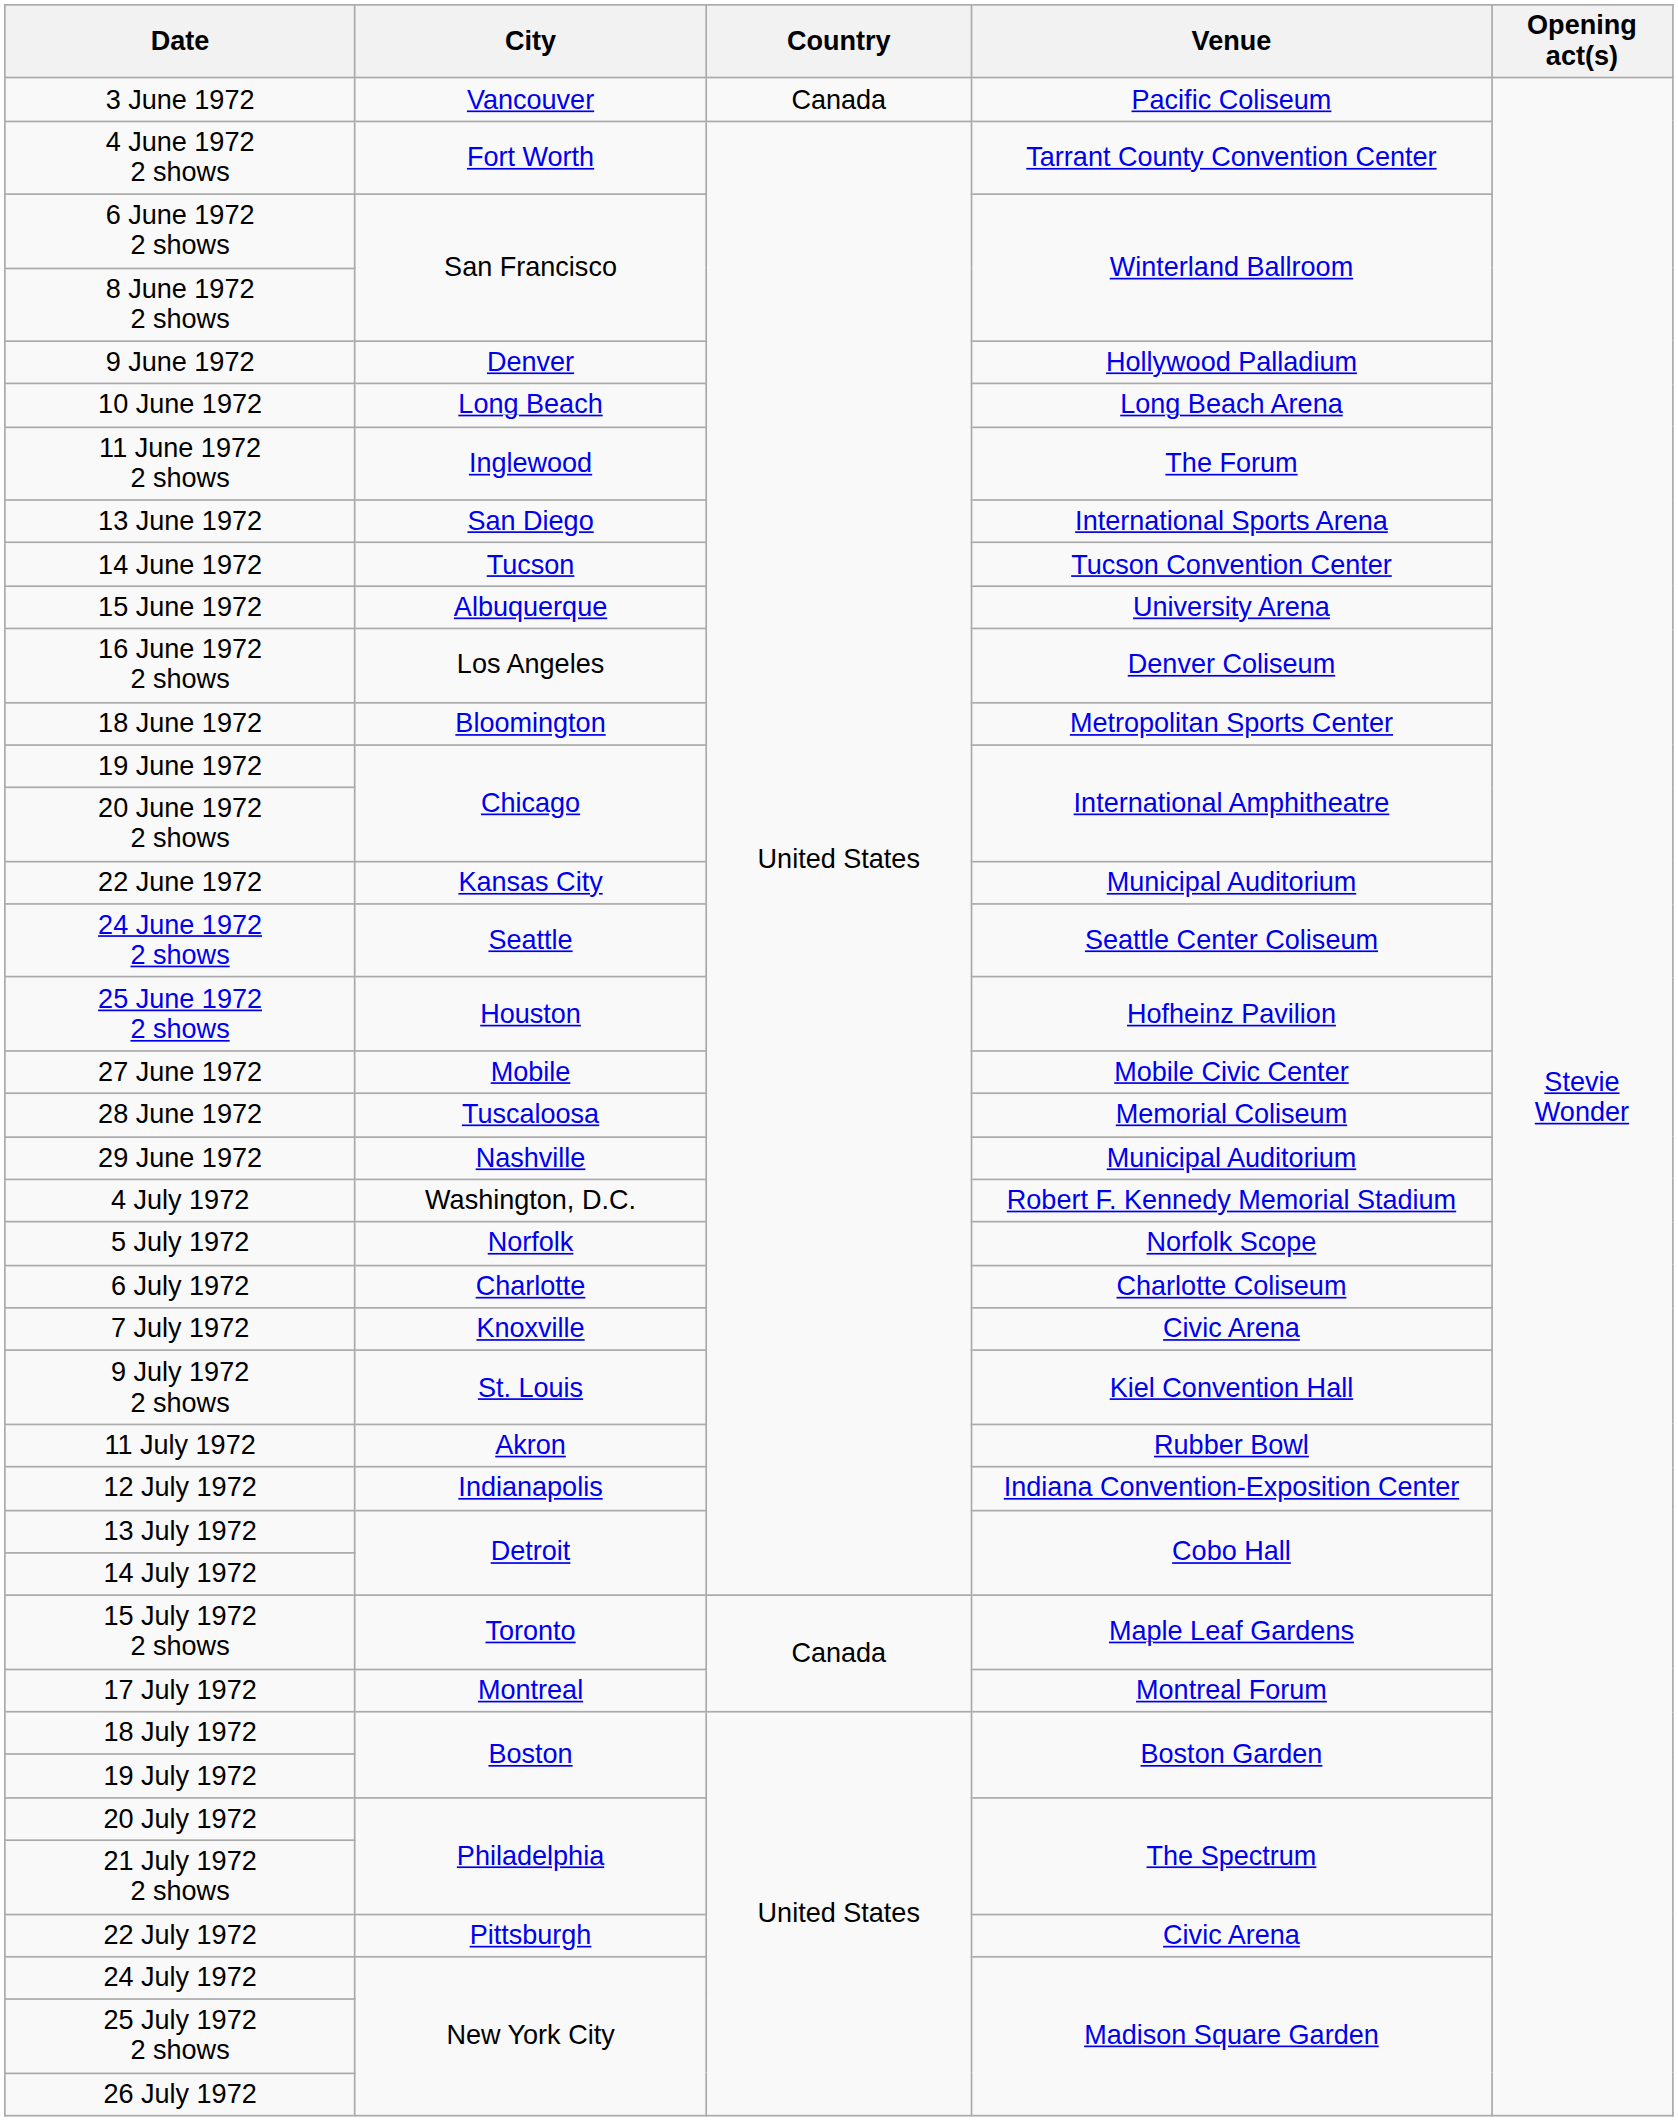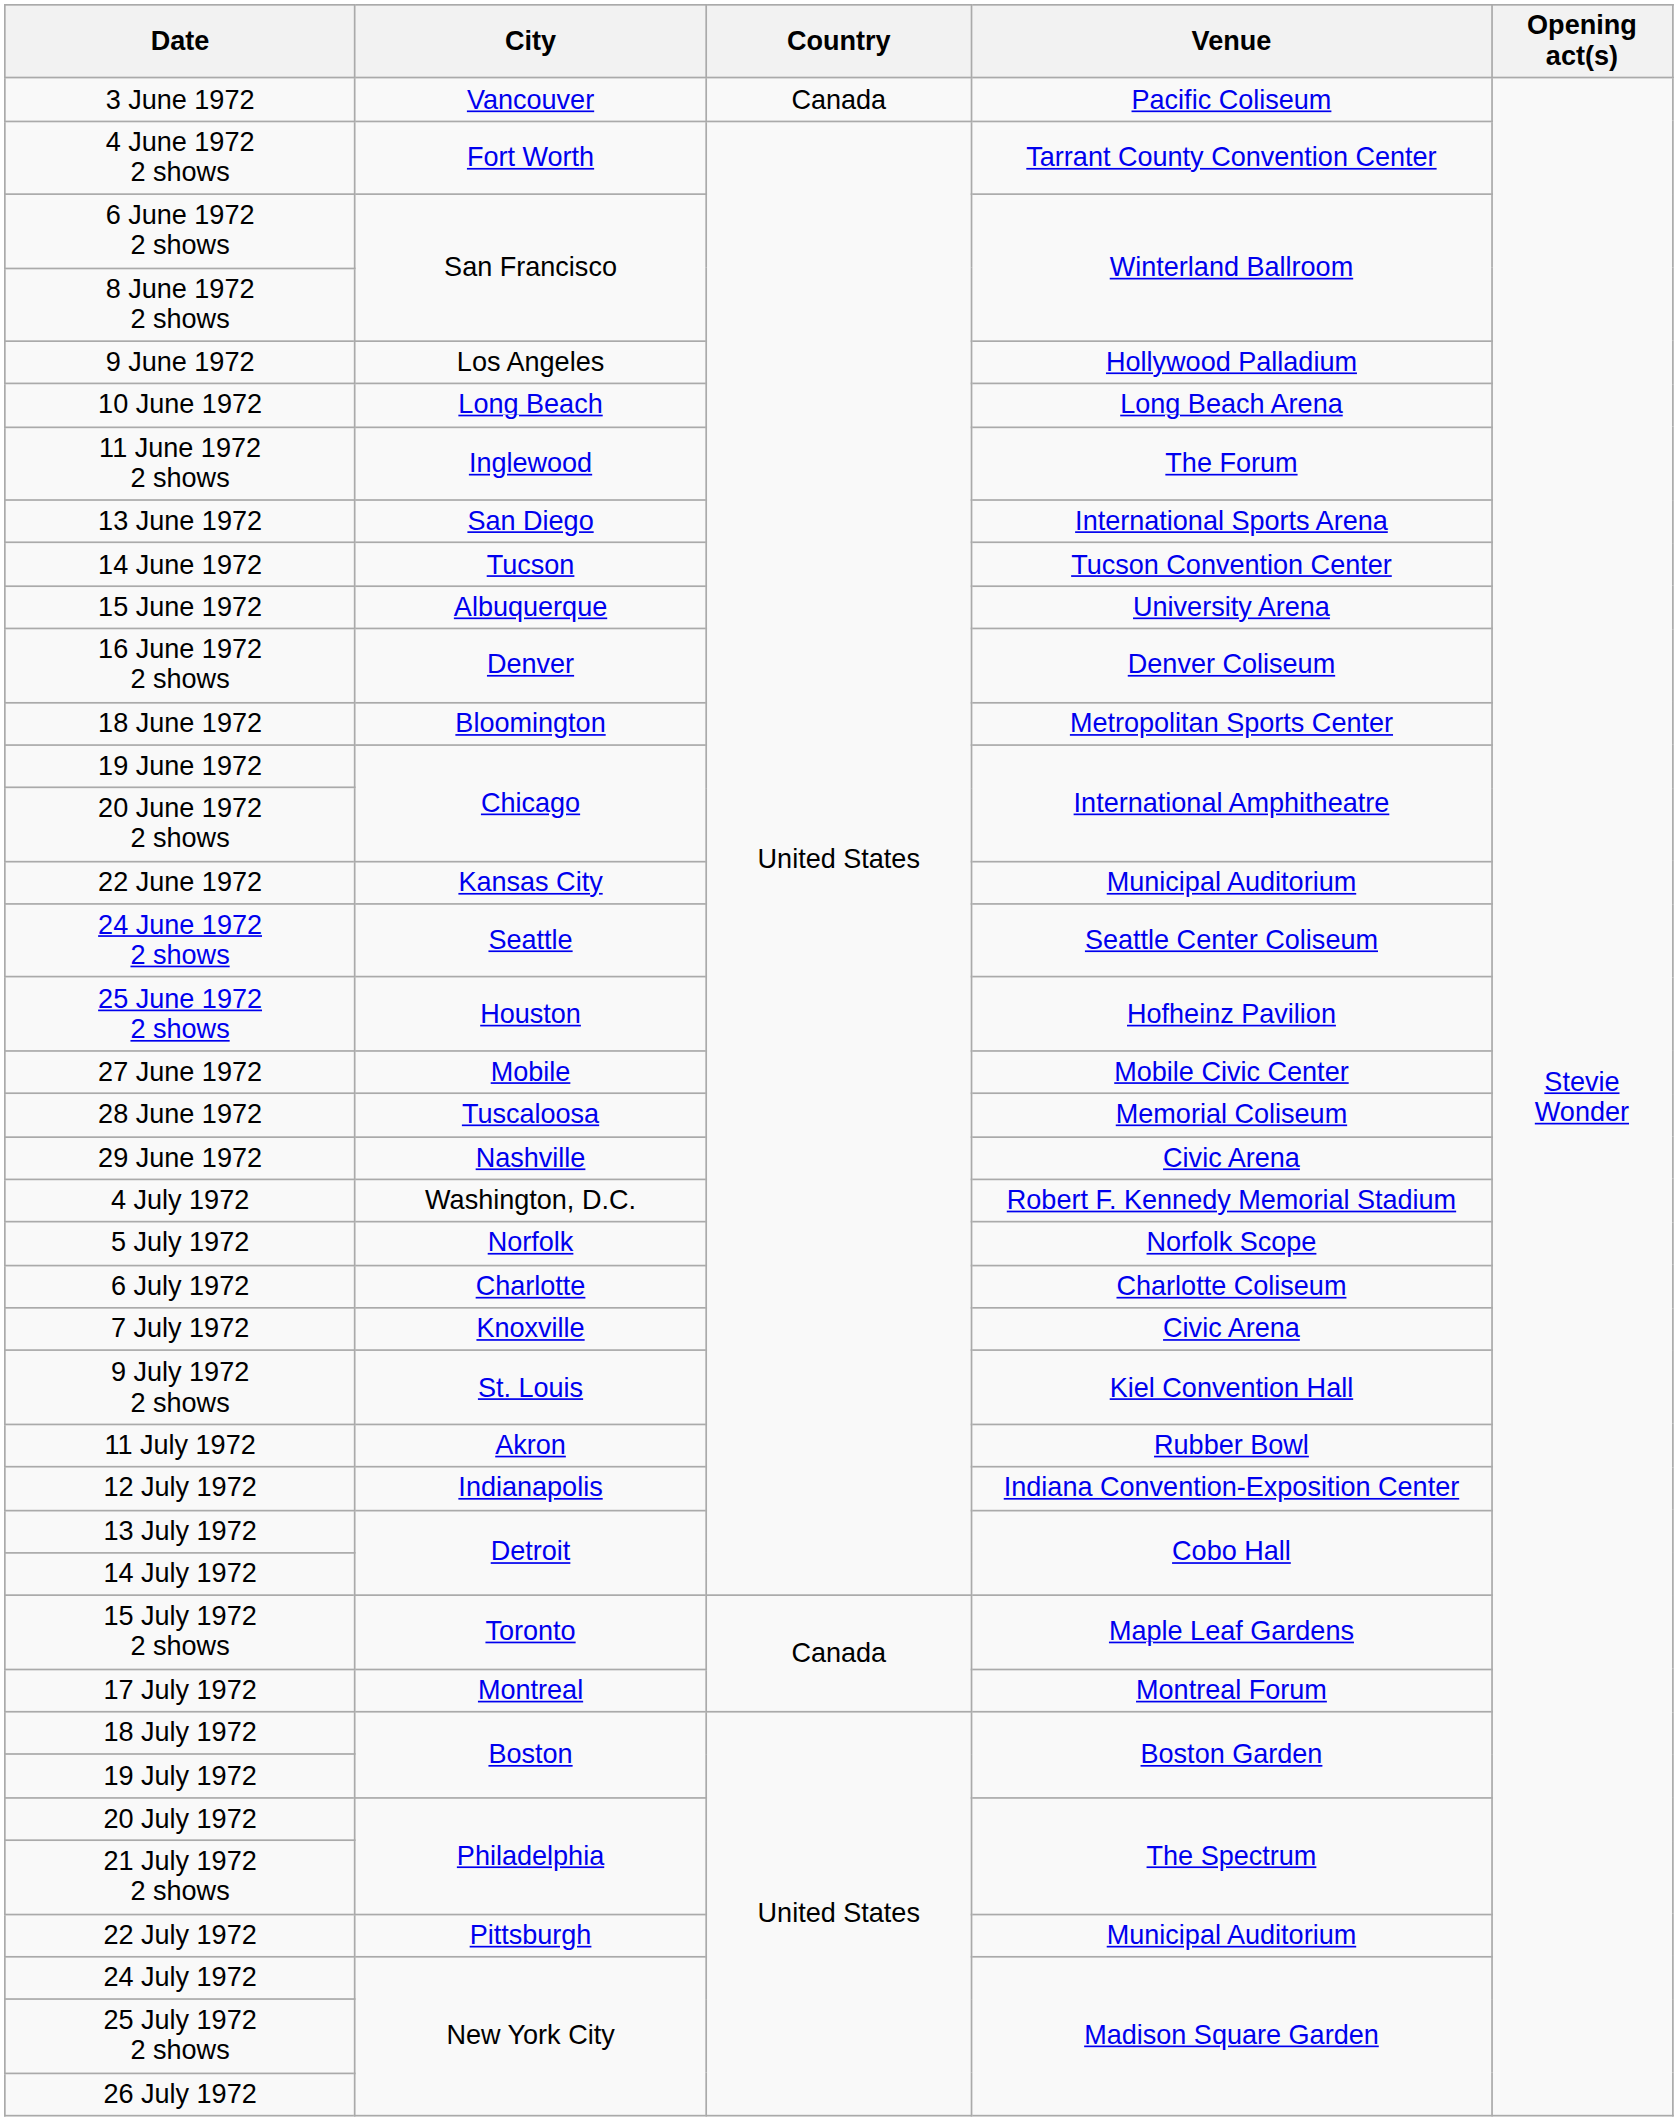(531, 362) Denver -> (531, 362) Los Angeles
(531, 664) Los Angeles -> (531, 664) Denver
(1231, 1157) Municipal Auditorium -> (1231, 1157) Civic Arena
(1231, 1934) Civic Arena -> (1231, 1934) Municipal Auditorium
